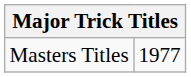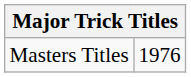(160, 54) 1977 -> (160, 54) 1976
